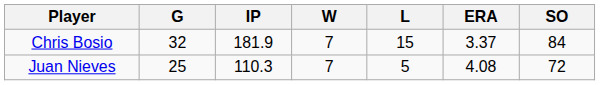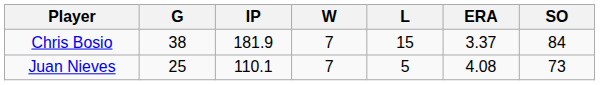(177, 42) 32 -> (177, 42) 38
(253, 67) 110.3 -> (253, 67) 110.1
(557, 67) 72 -> (557, 67) 73
